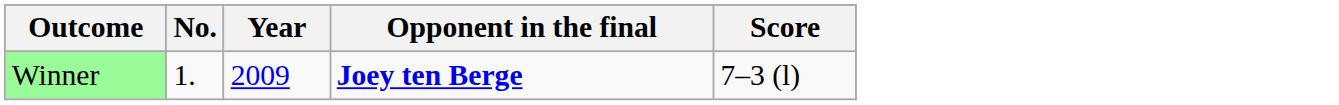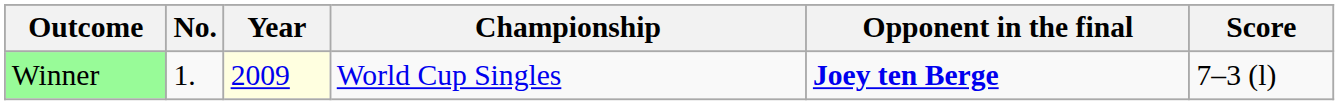+ column: (568, 27)
(260, 74) no background -> (260, 74) lightyellow background
